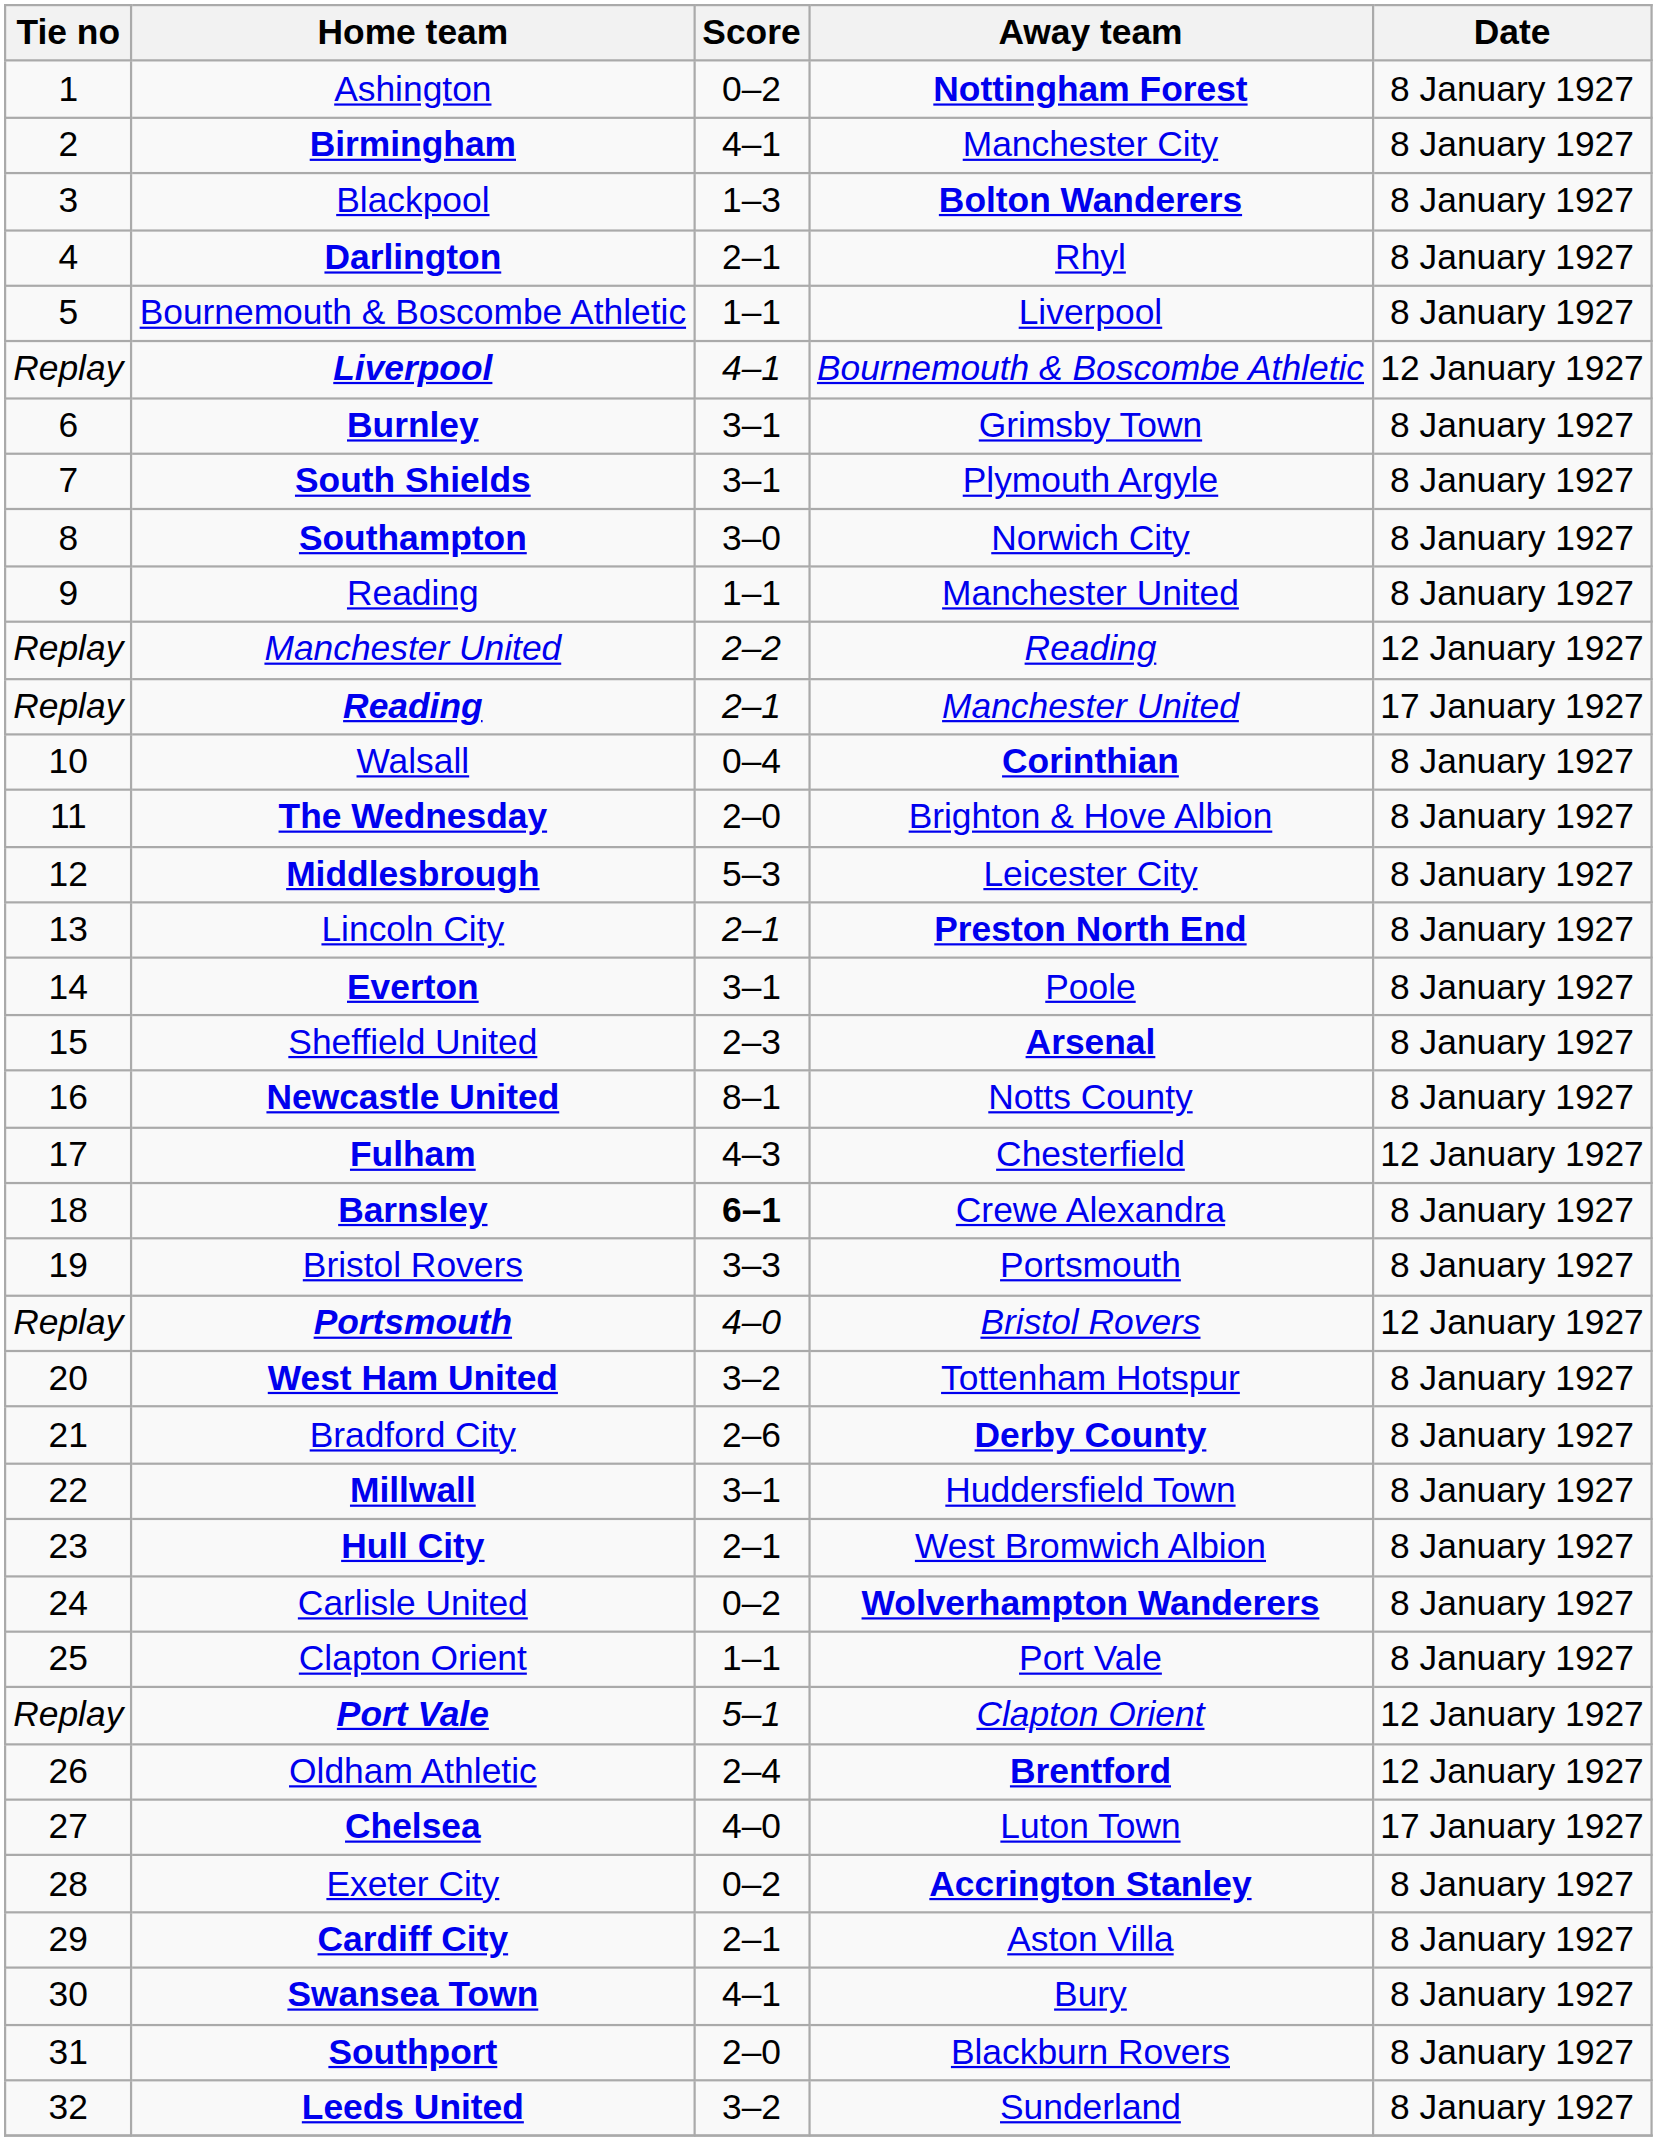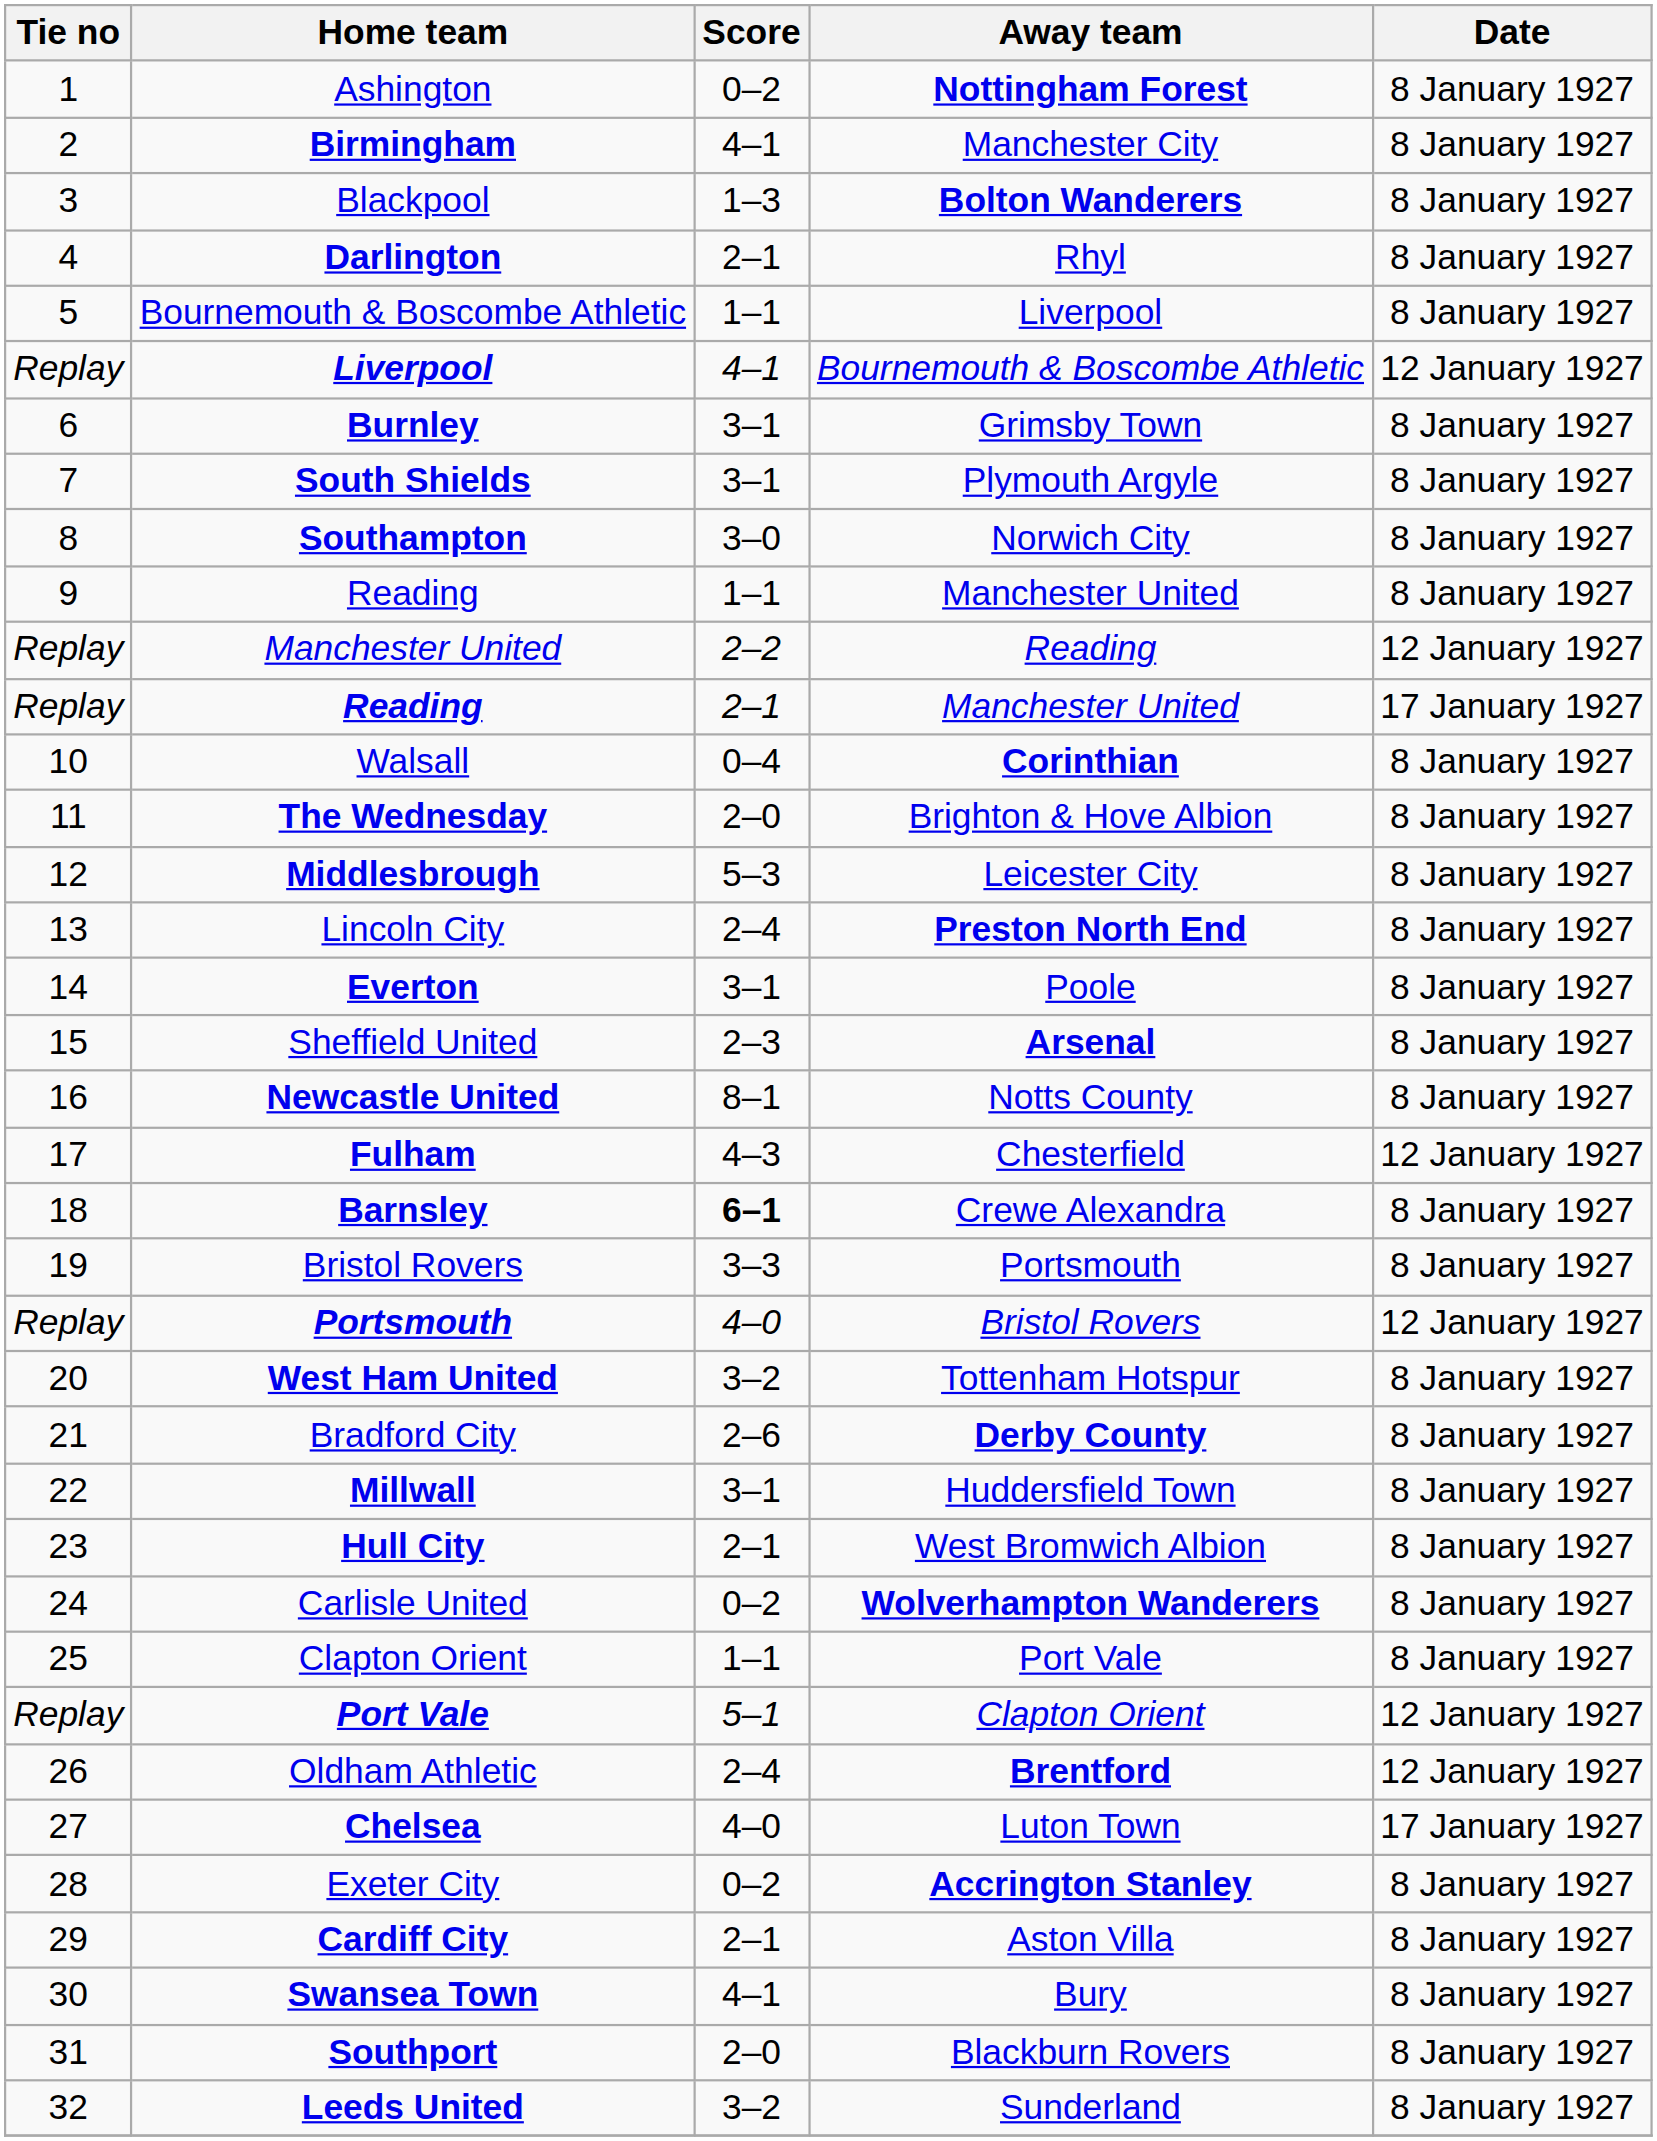(751, 929) 2–1 -> (751, 929) 2–4
